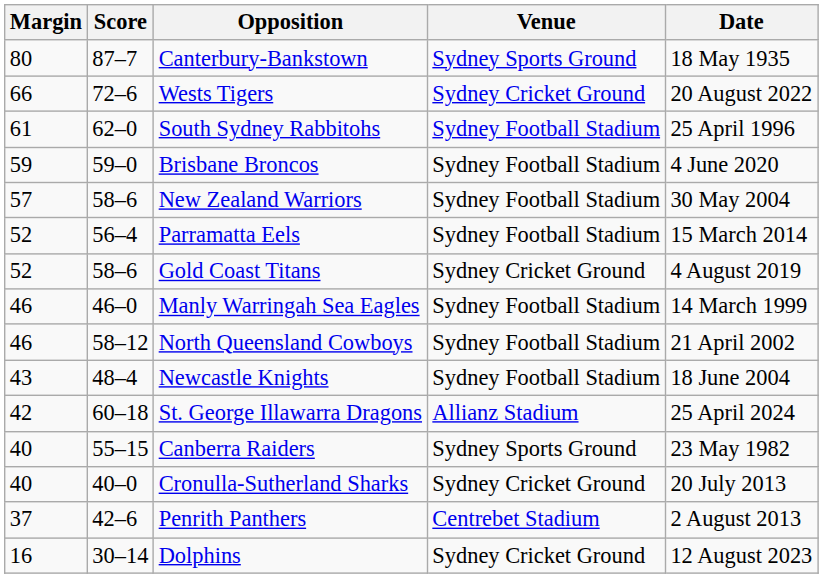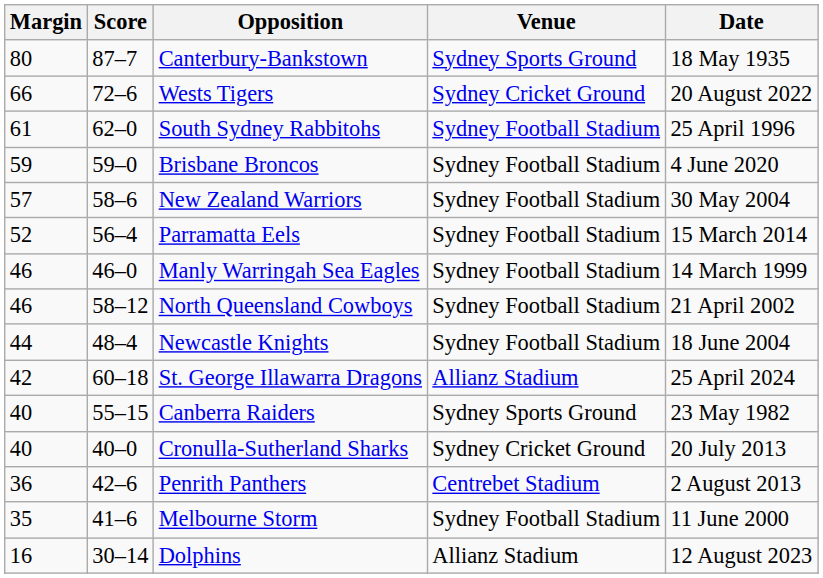- row: (240, 270)
(21, 377) 43 -> (21, 341) 44
(21, 519) 37 -> (21, 484) 36
+ row: (238, 519)
(539, 555) Sydney Cricket Ground -> (505, 555) Allianz Stadium
